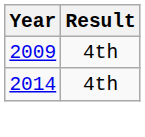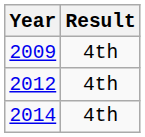+ row: (33, 84)
